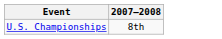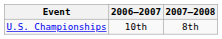+ column: (136, 12)
